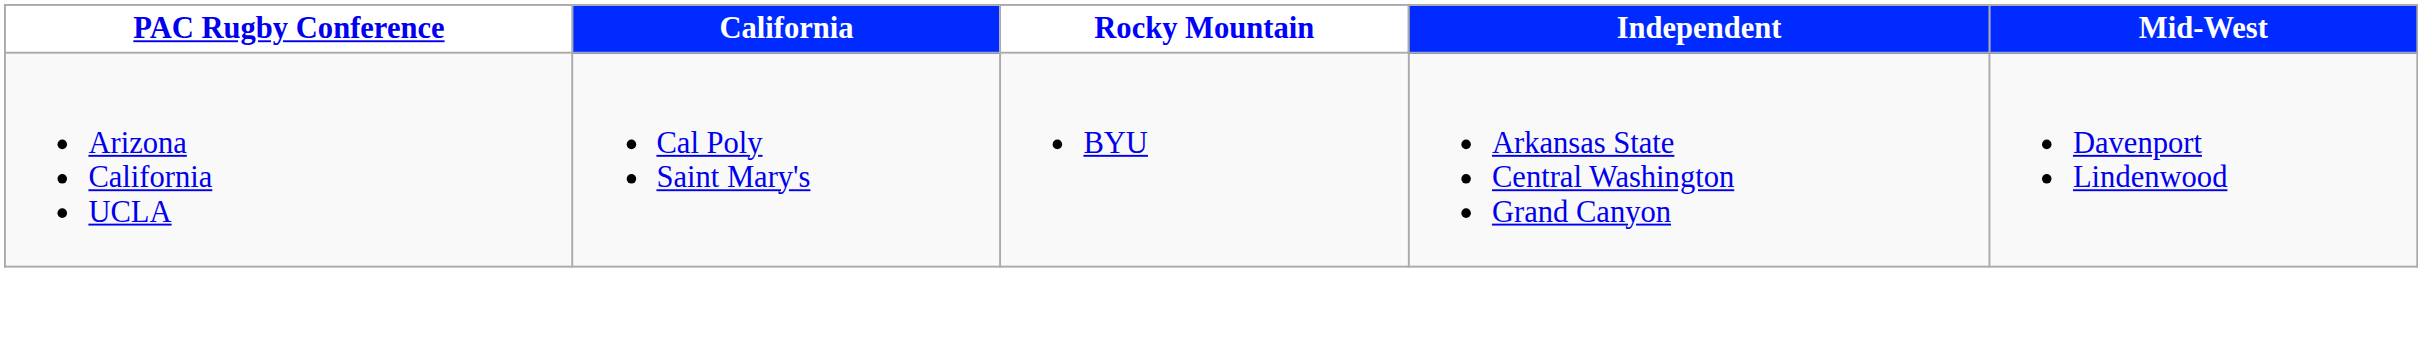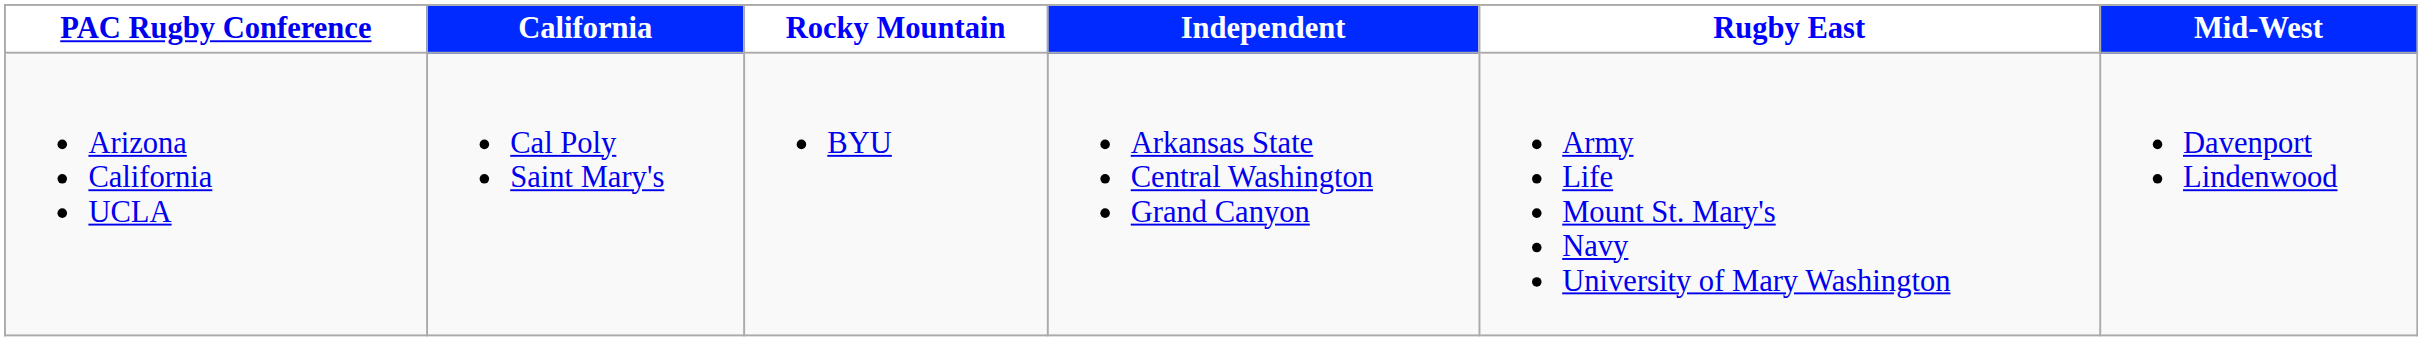+ column: (1789, 28)
